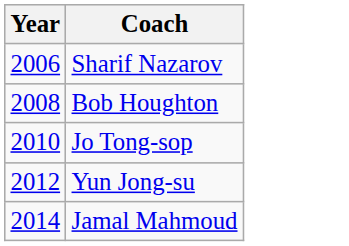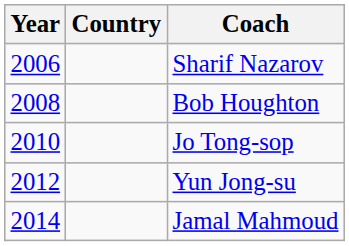+ column: (116, 24)
